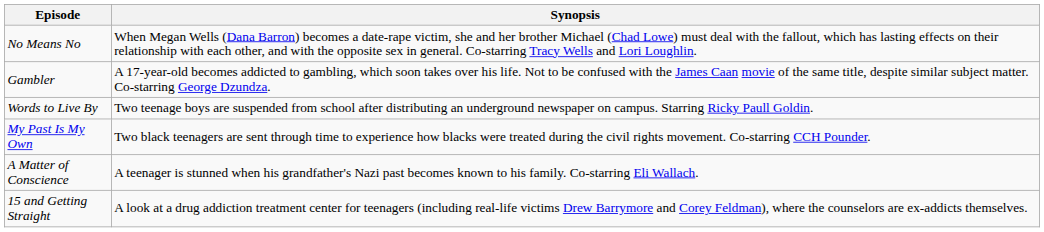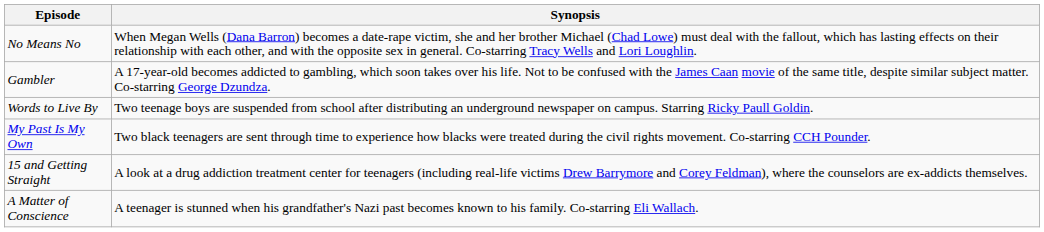rows swapped: (47, 208) <-> (38, 172)
